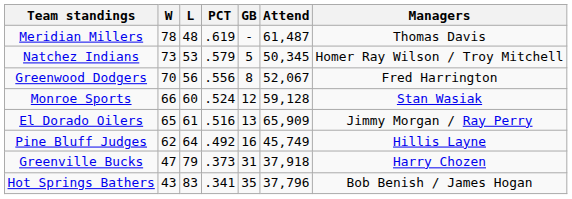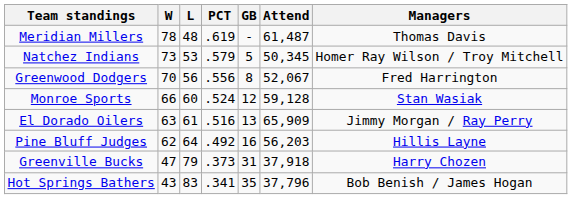(169, 120) 65 -> (169, 120) 63
(286, 141) 45,749 -> (286, 141) 56,203
